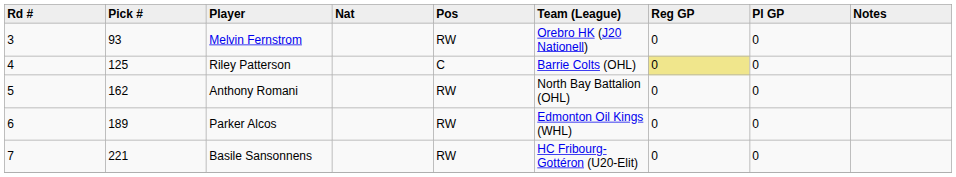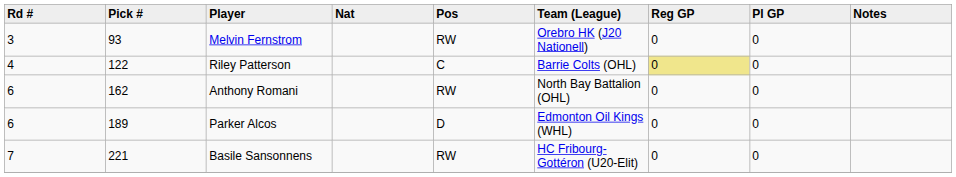(118, 65) 125 -> (118, 65) 122
(10, 91) 5 -> (10, 91) 6
(446, 123) RW -> (441, 123) D
